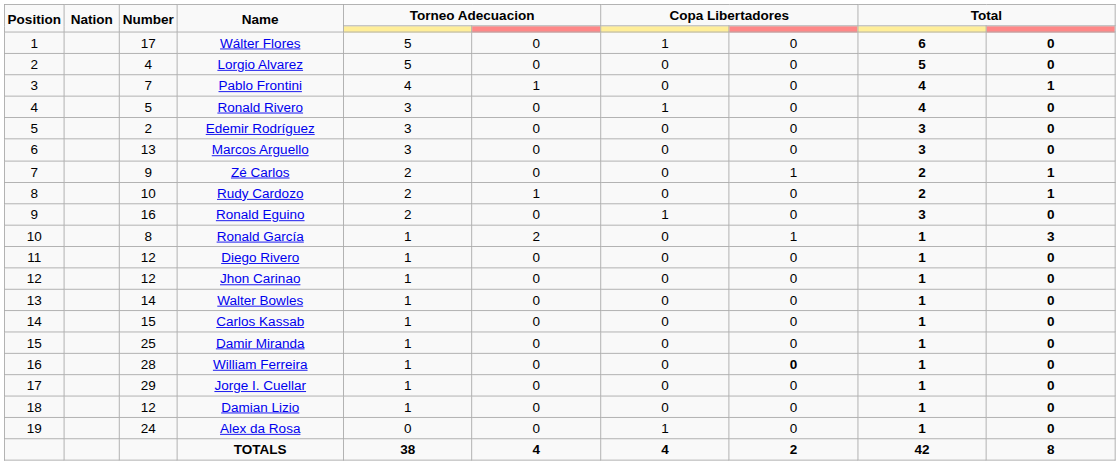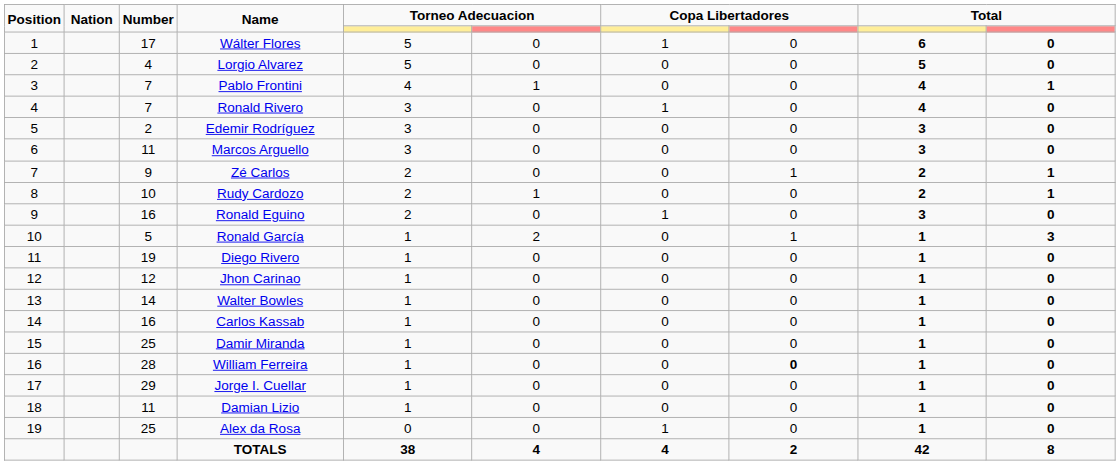(148, 107) 5 -> (148, 107) 7
(148, 150) 13 -> (148, 150) 11
(148, 236) 8 -> (148, 236) 5
(148, 257) 12 -> (148, 257) 19
(148, 321) 15 -> (148, 321) 16
(148, 407) 12 -> (148, 407) 11
(148, 429) 24 -> (148, 429) 25
